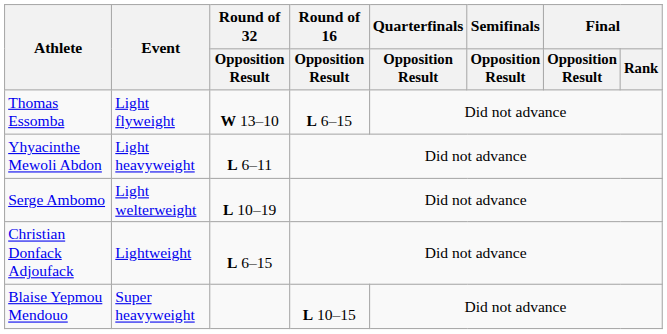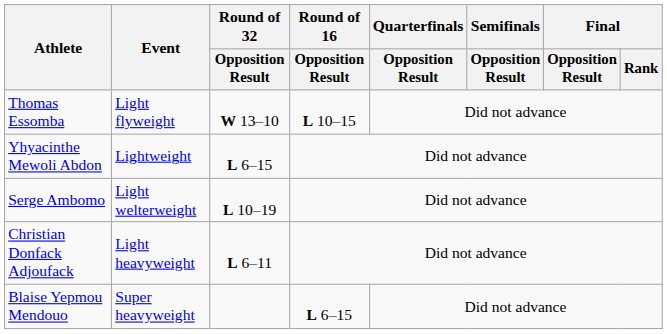(329, 121) L 6–15 -> (329, 121) L 10–15
(155, 156) Light heavyweight -> (153, 156) Lightweight
(250, 165) L 6–11 -> (250, 165) L 6–15
(153, 253) Lightweight -> (155, 253) Light heavyweight
(250, 262) L 6–15 -> (250, 262) L 6–11
(329, 316) L 10–15 -> (329, 316) L 6–15
